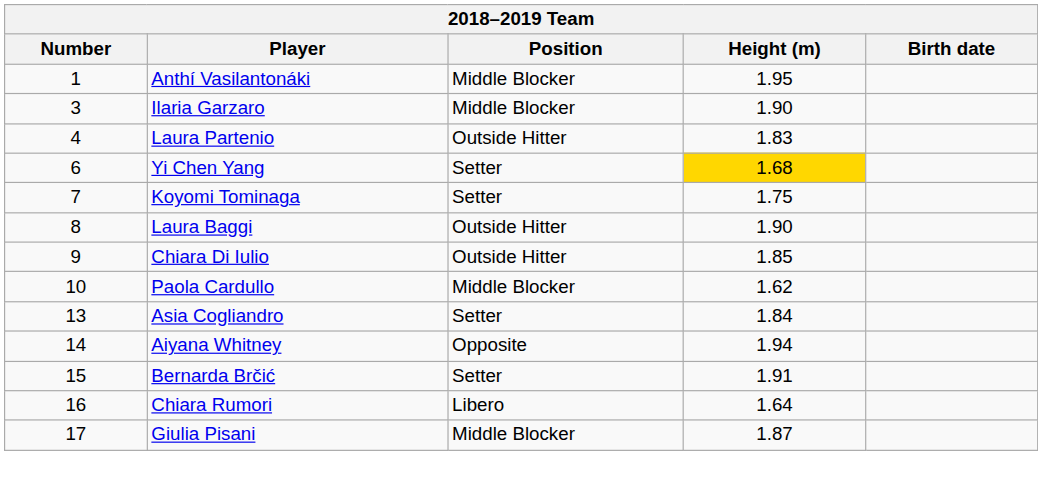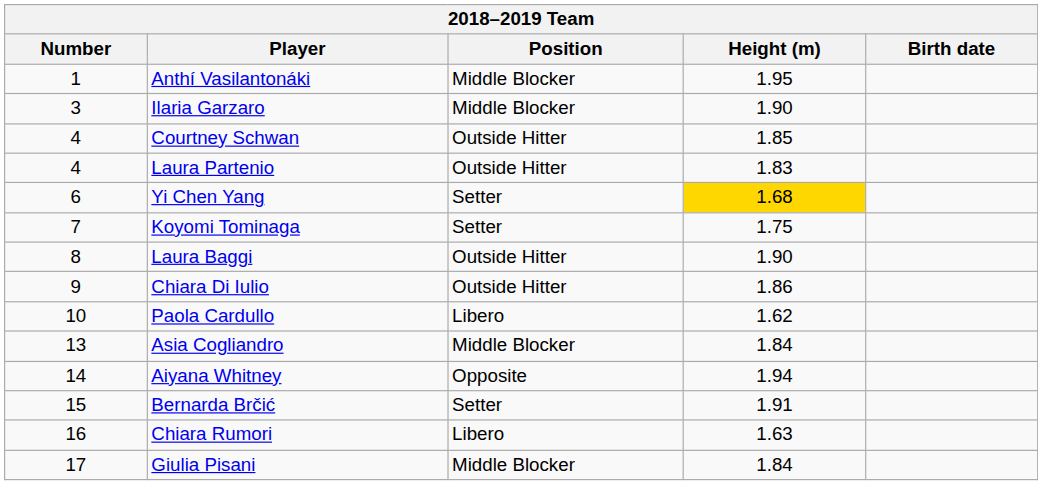+ row: (225, 138)
(774, 256) 1.85 -> (774, 286) 1.86
(513, 286) Middle Blocker -> (478, 316) Libero
(477, 316) Setter -> (513, 345) Middle Blocker
(774, 405) 1.64 -> (774, 434) 1.63
(774, 434) 1.87 -> (774, 464) 1.84
